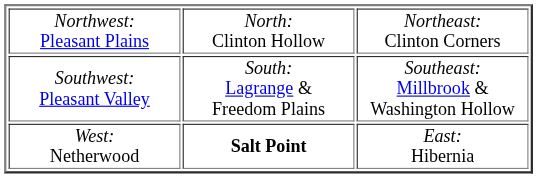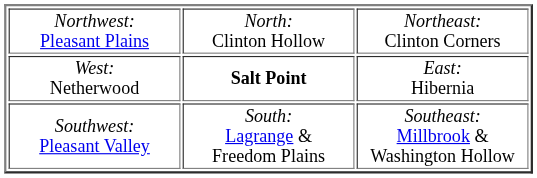rows swapped: (95, 146) <-> (95, 88)
